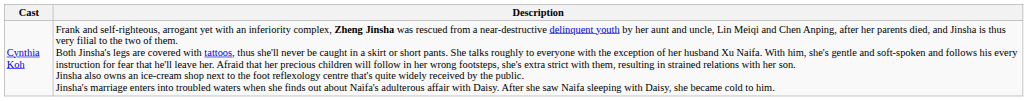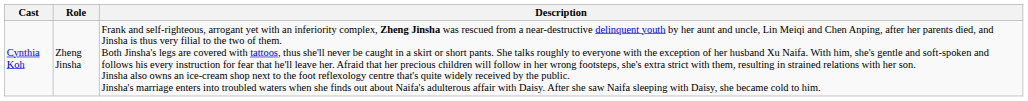+ column: (76, 12)
